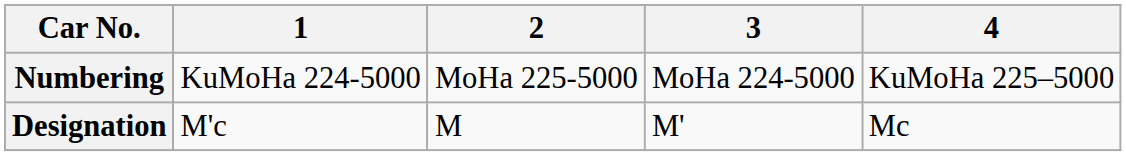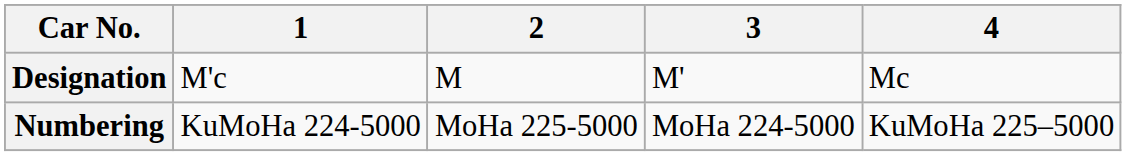rows swapped: (89, 125) <-> (89, 77)
